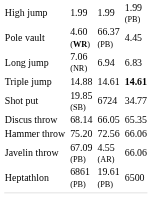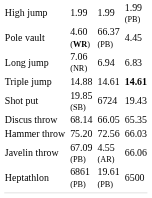(136, 101) 34.77 -> (136, 101) 19.43
(136, 134) 66.06 -> (136, 134) 66.03
